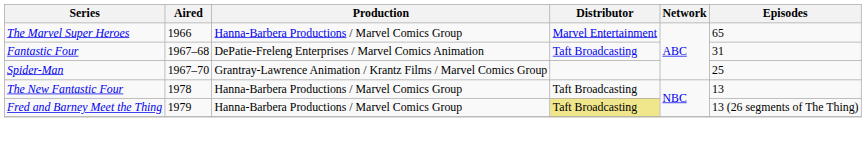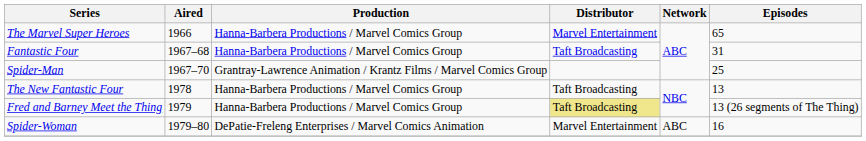(349, 51) DePatie-Freleng Enterprises / Marvel Comics Animation -> (338, 51) Hanna-Barbera Productions / Marvel Comics Group
+ row: (42, 126)
